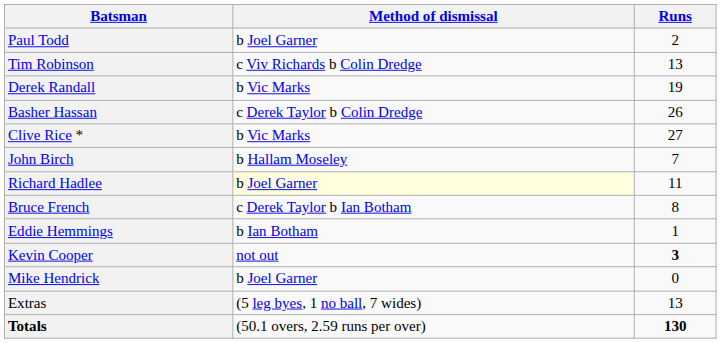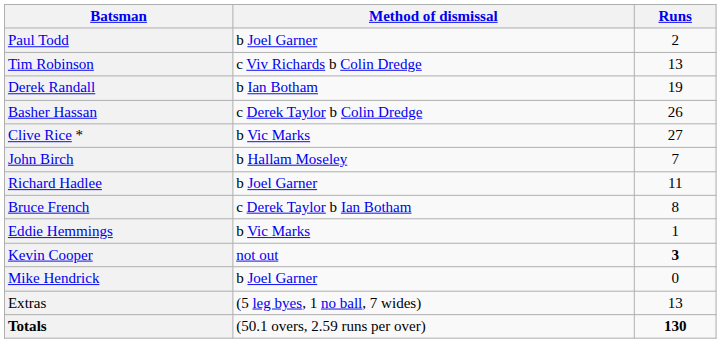(273, 87) b Vic Marks -> (277, 87) b Ian Botham
(277, 183) lightyellow background -> (277, 183) no background
(277, 231) b Ian Botham -> (273, 231) b Vic Marks
